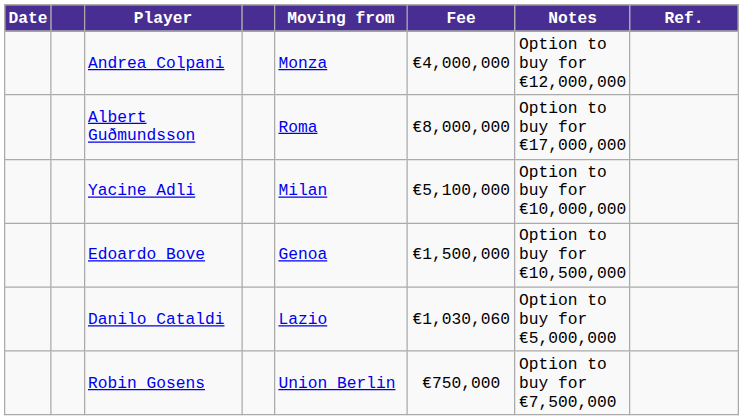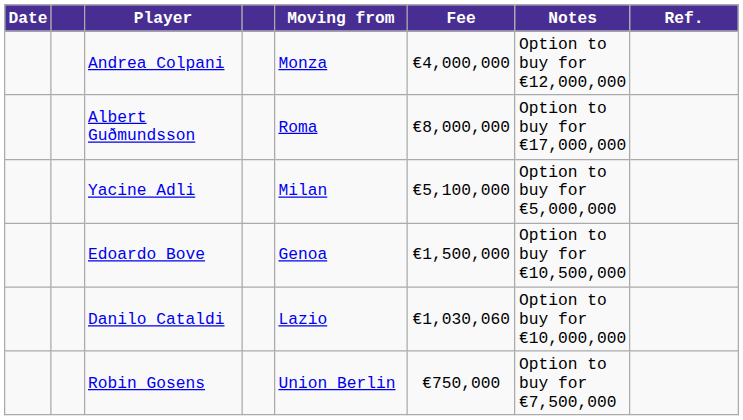(573, 191) Option to buy for €10,000,000 -> (568, 191) Option to buy for €5,000,000
(568, 319) Option to buy for €5,000,000 -> (573, 319) Option to buy for €10,000,000
